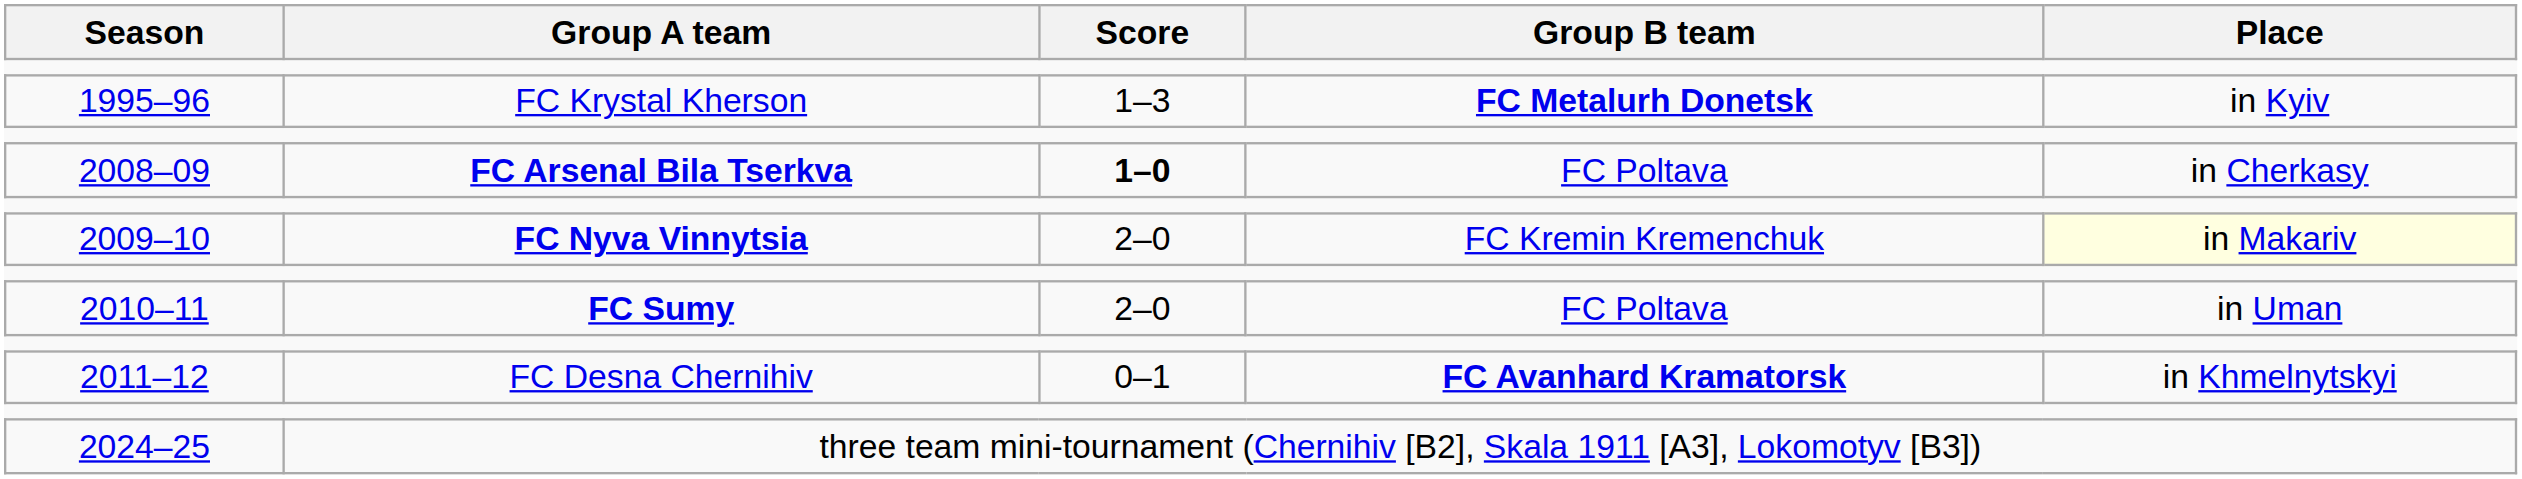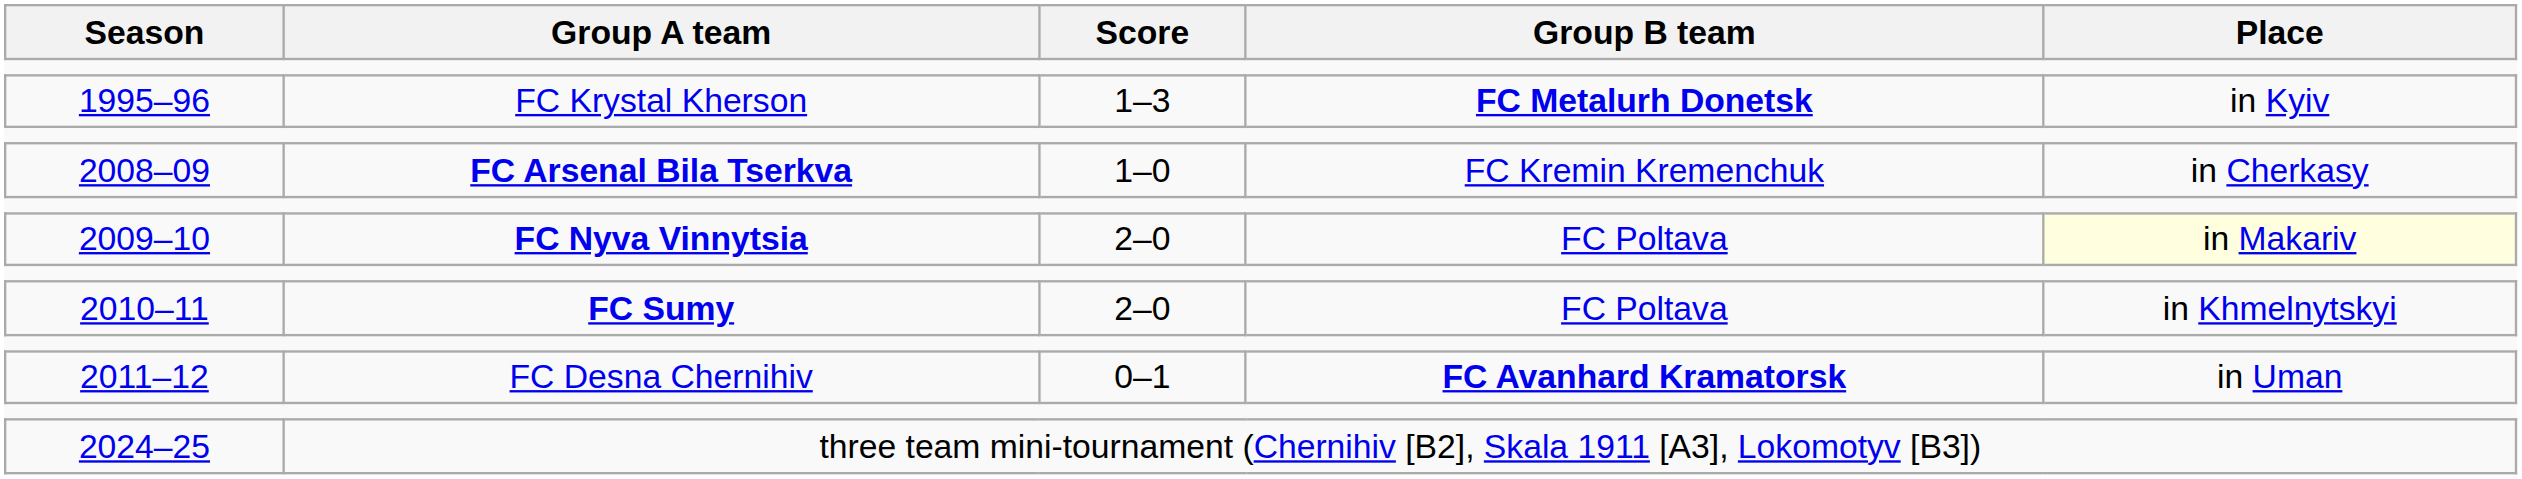(1142, 170) bold -> (1142, 170) normal
(1644, 170) FC Poltava -> (1644, 170) FC Kremin Kremenchuk
(1644, 239) FC Kremin Kremenchuk -> (1644, 239) FC Poltava
(2280, 308) in Uman -> (2280, 308) in Khmelnytskyi
(2280, 377) in Khmelnytskyi -> (2280, 377) in Uman
